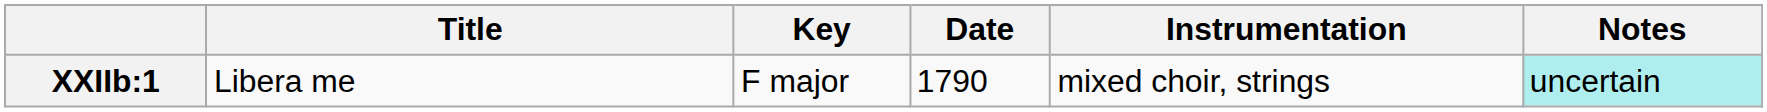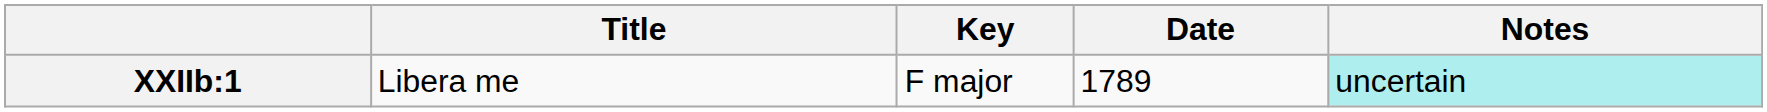- column: (1286, 29)
(952, 80) 1790 -> (1116, 80) 1789
